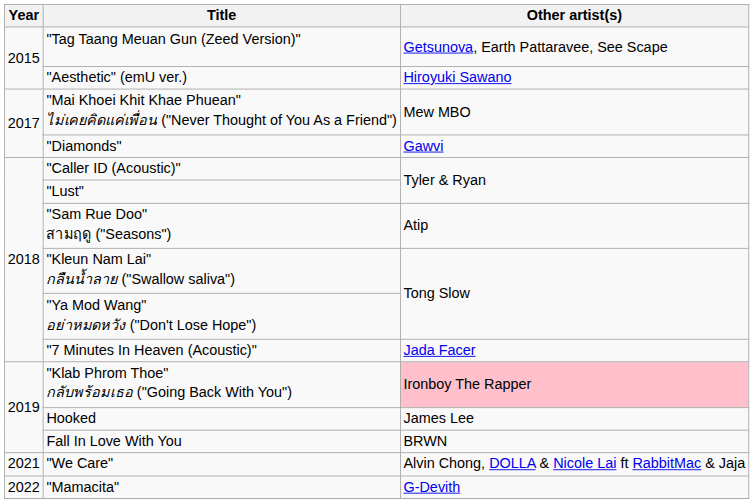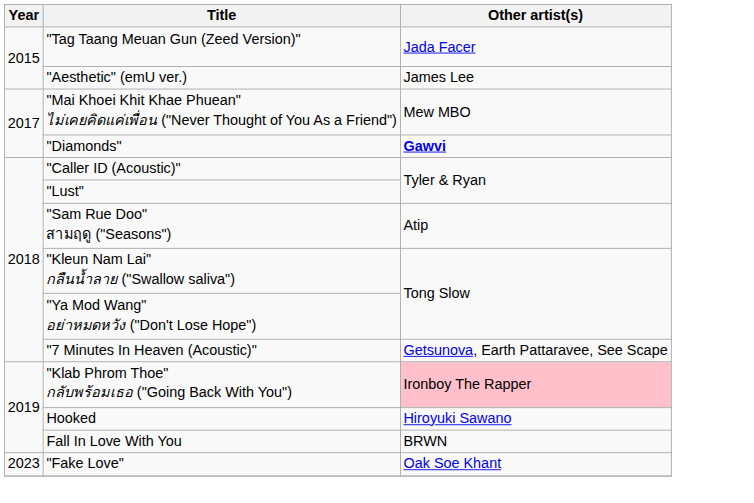(536, 46) Getsunova, Earth Pattaravee, See Scape -> (439, 46) Jada Facer
(458, 77) Hiroyuki Sawano -> (439, 77) James Lee
(423, 145) normal -> (425, 145) bold
(439, 350) Jada Facer -> (536, 350) Getsunova, Earth Pattaravee, See Scape
(439, 418) James Lee -> (458, 418) Hiroyuki Sawano
- row: (80, 464)
- row: (83, 487)
+ row: (85, 464)
